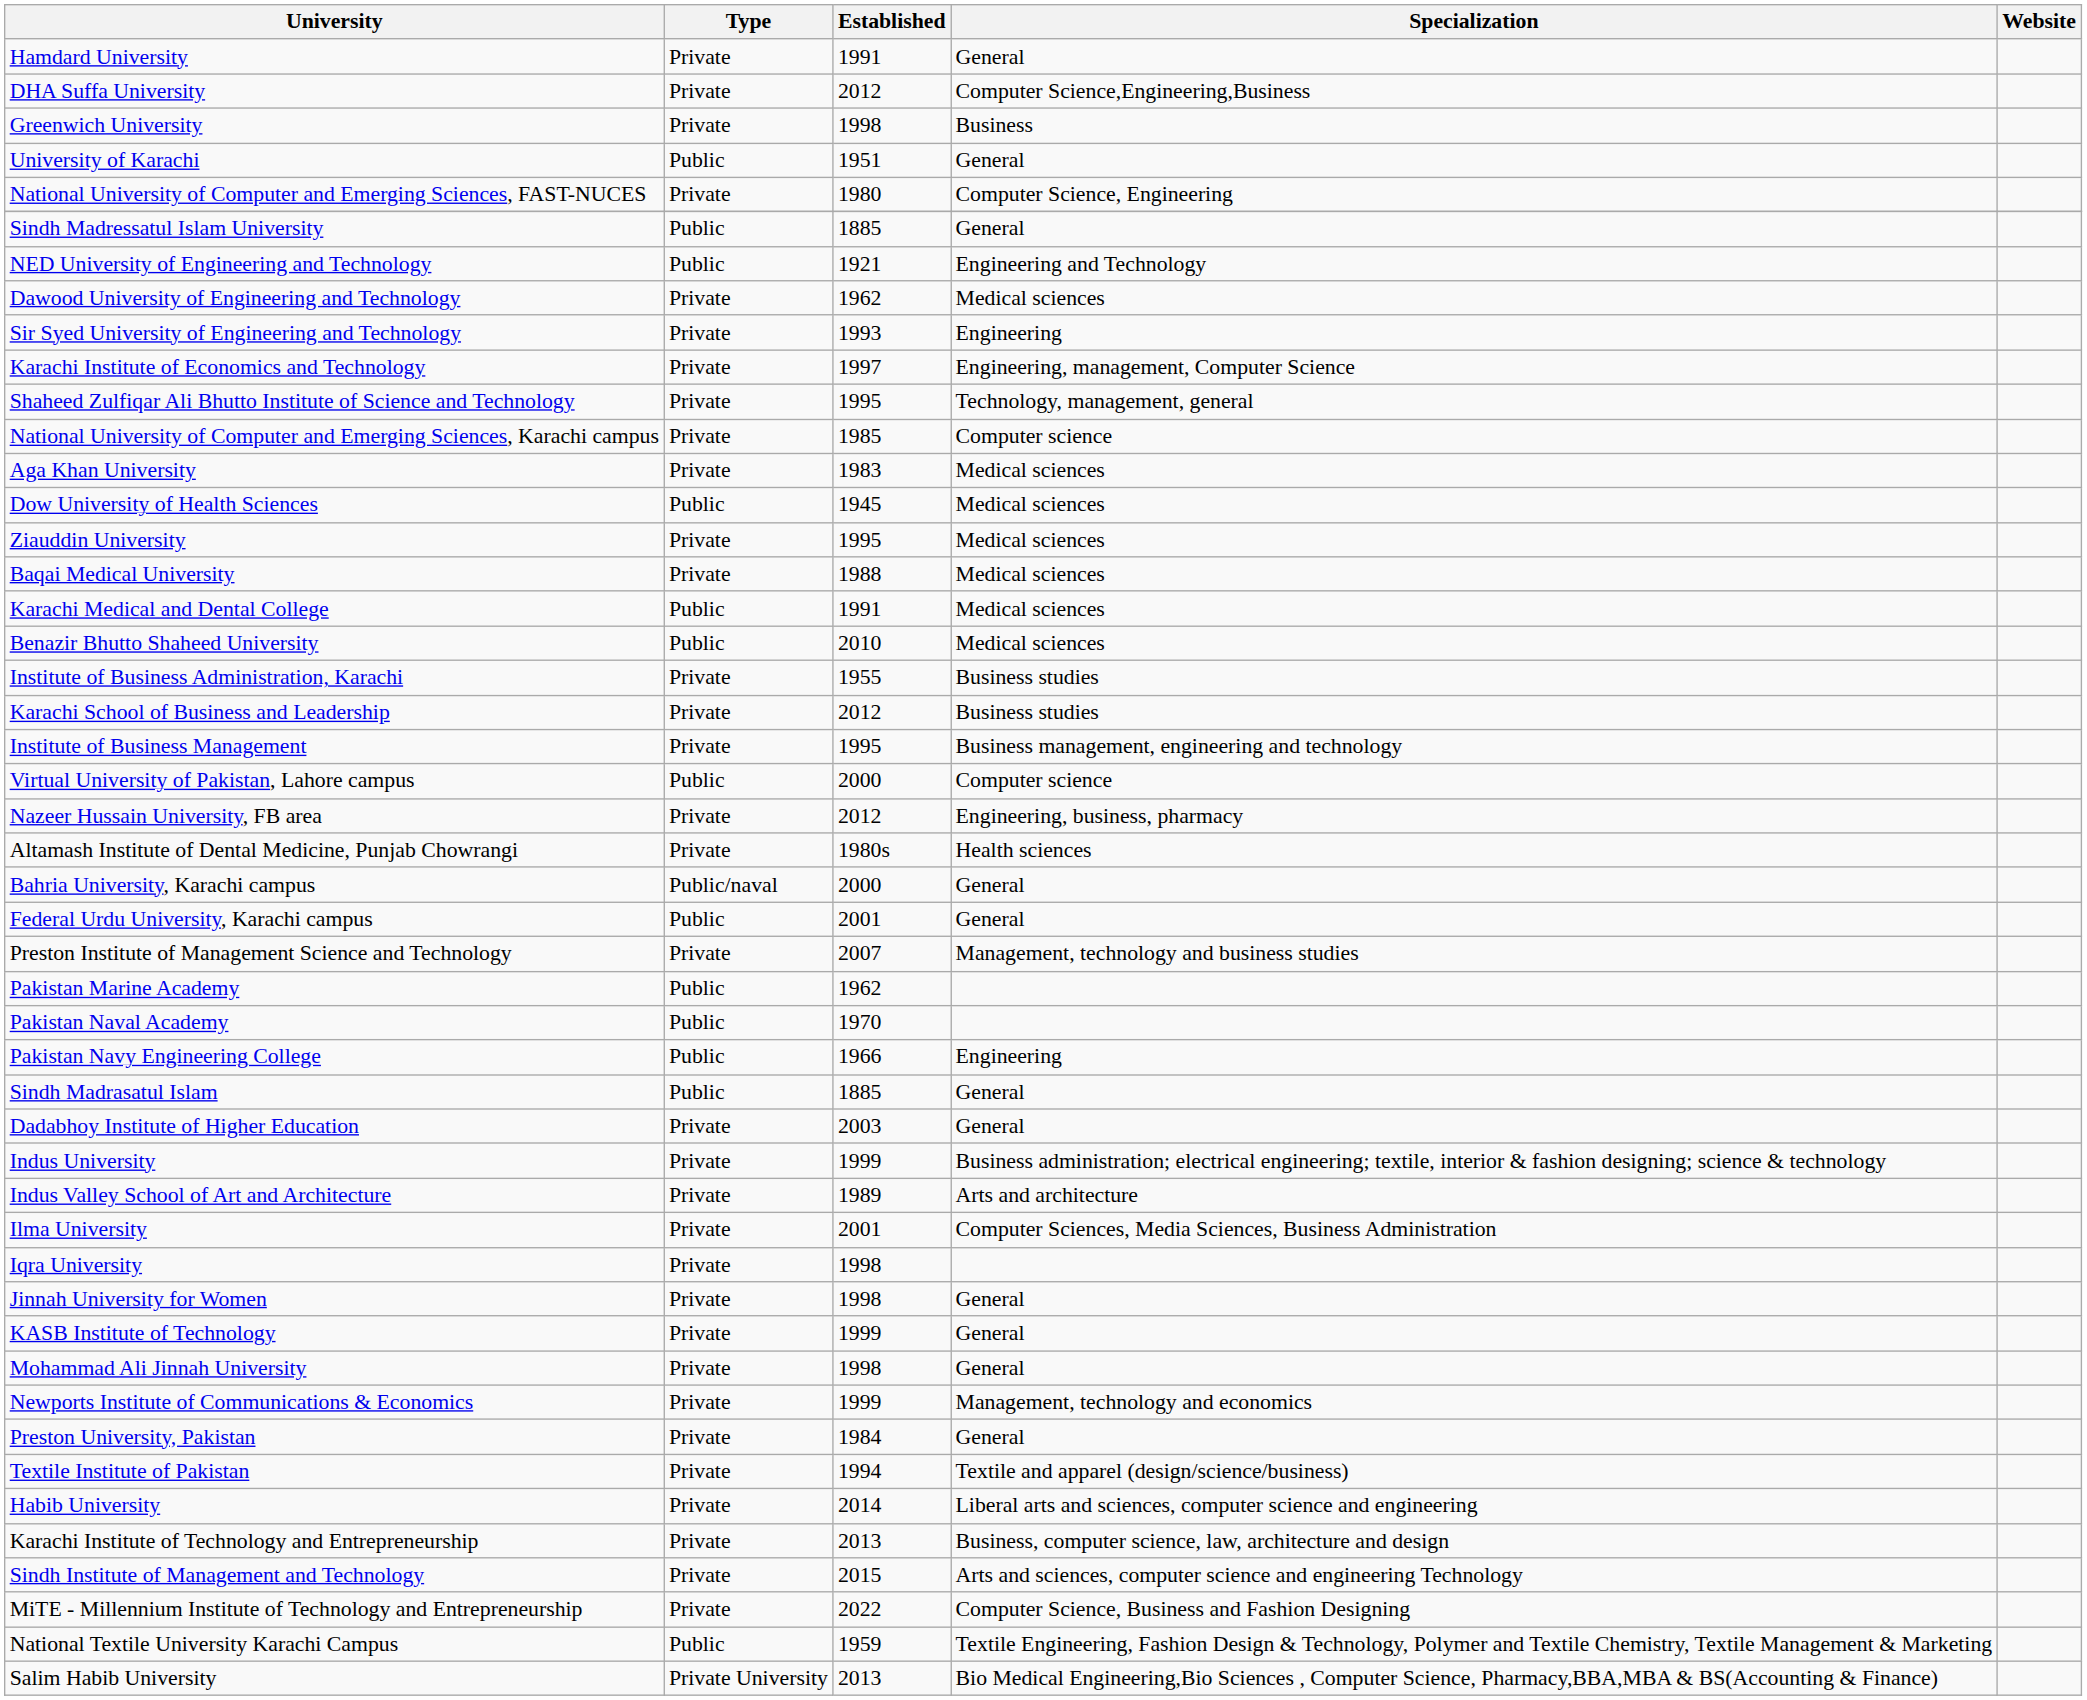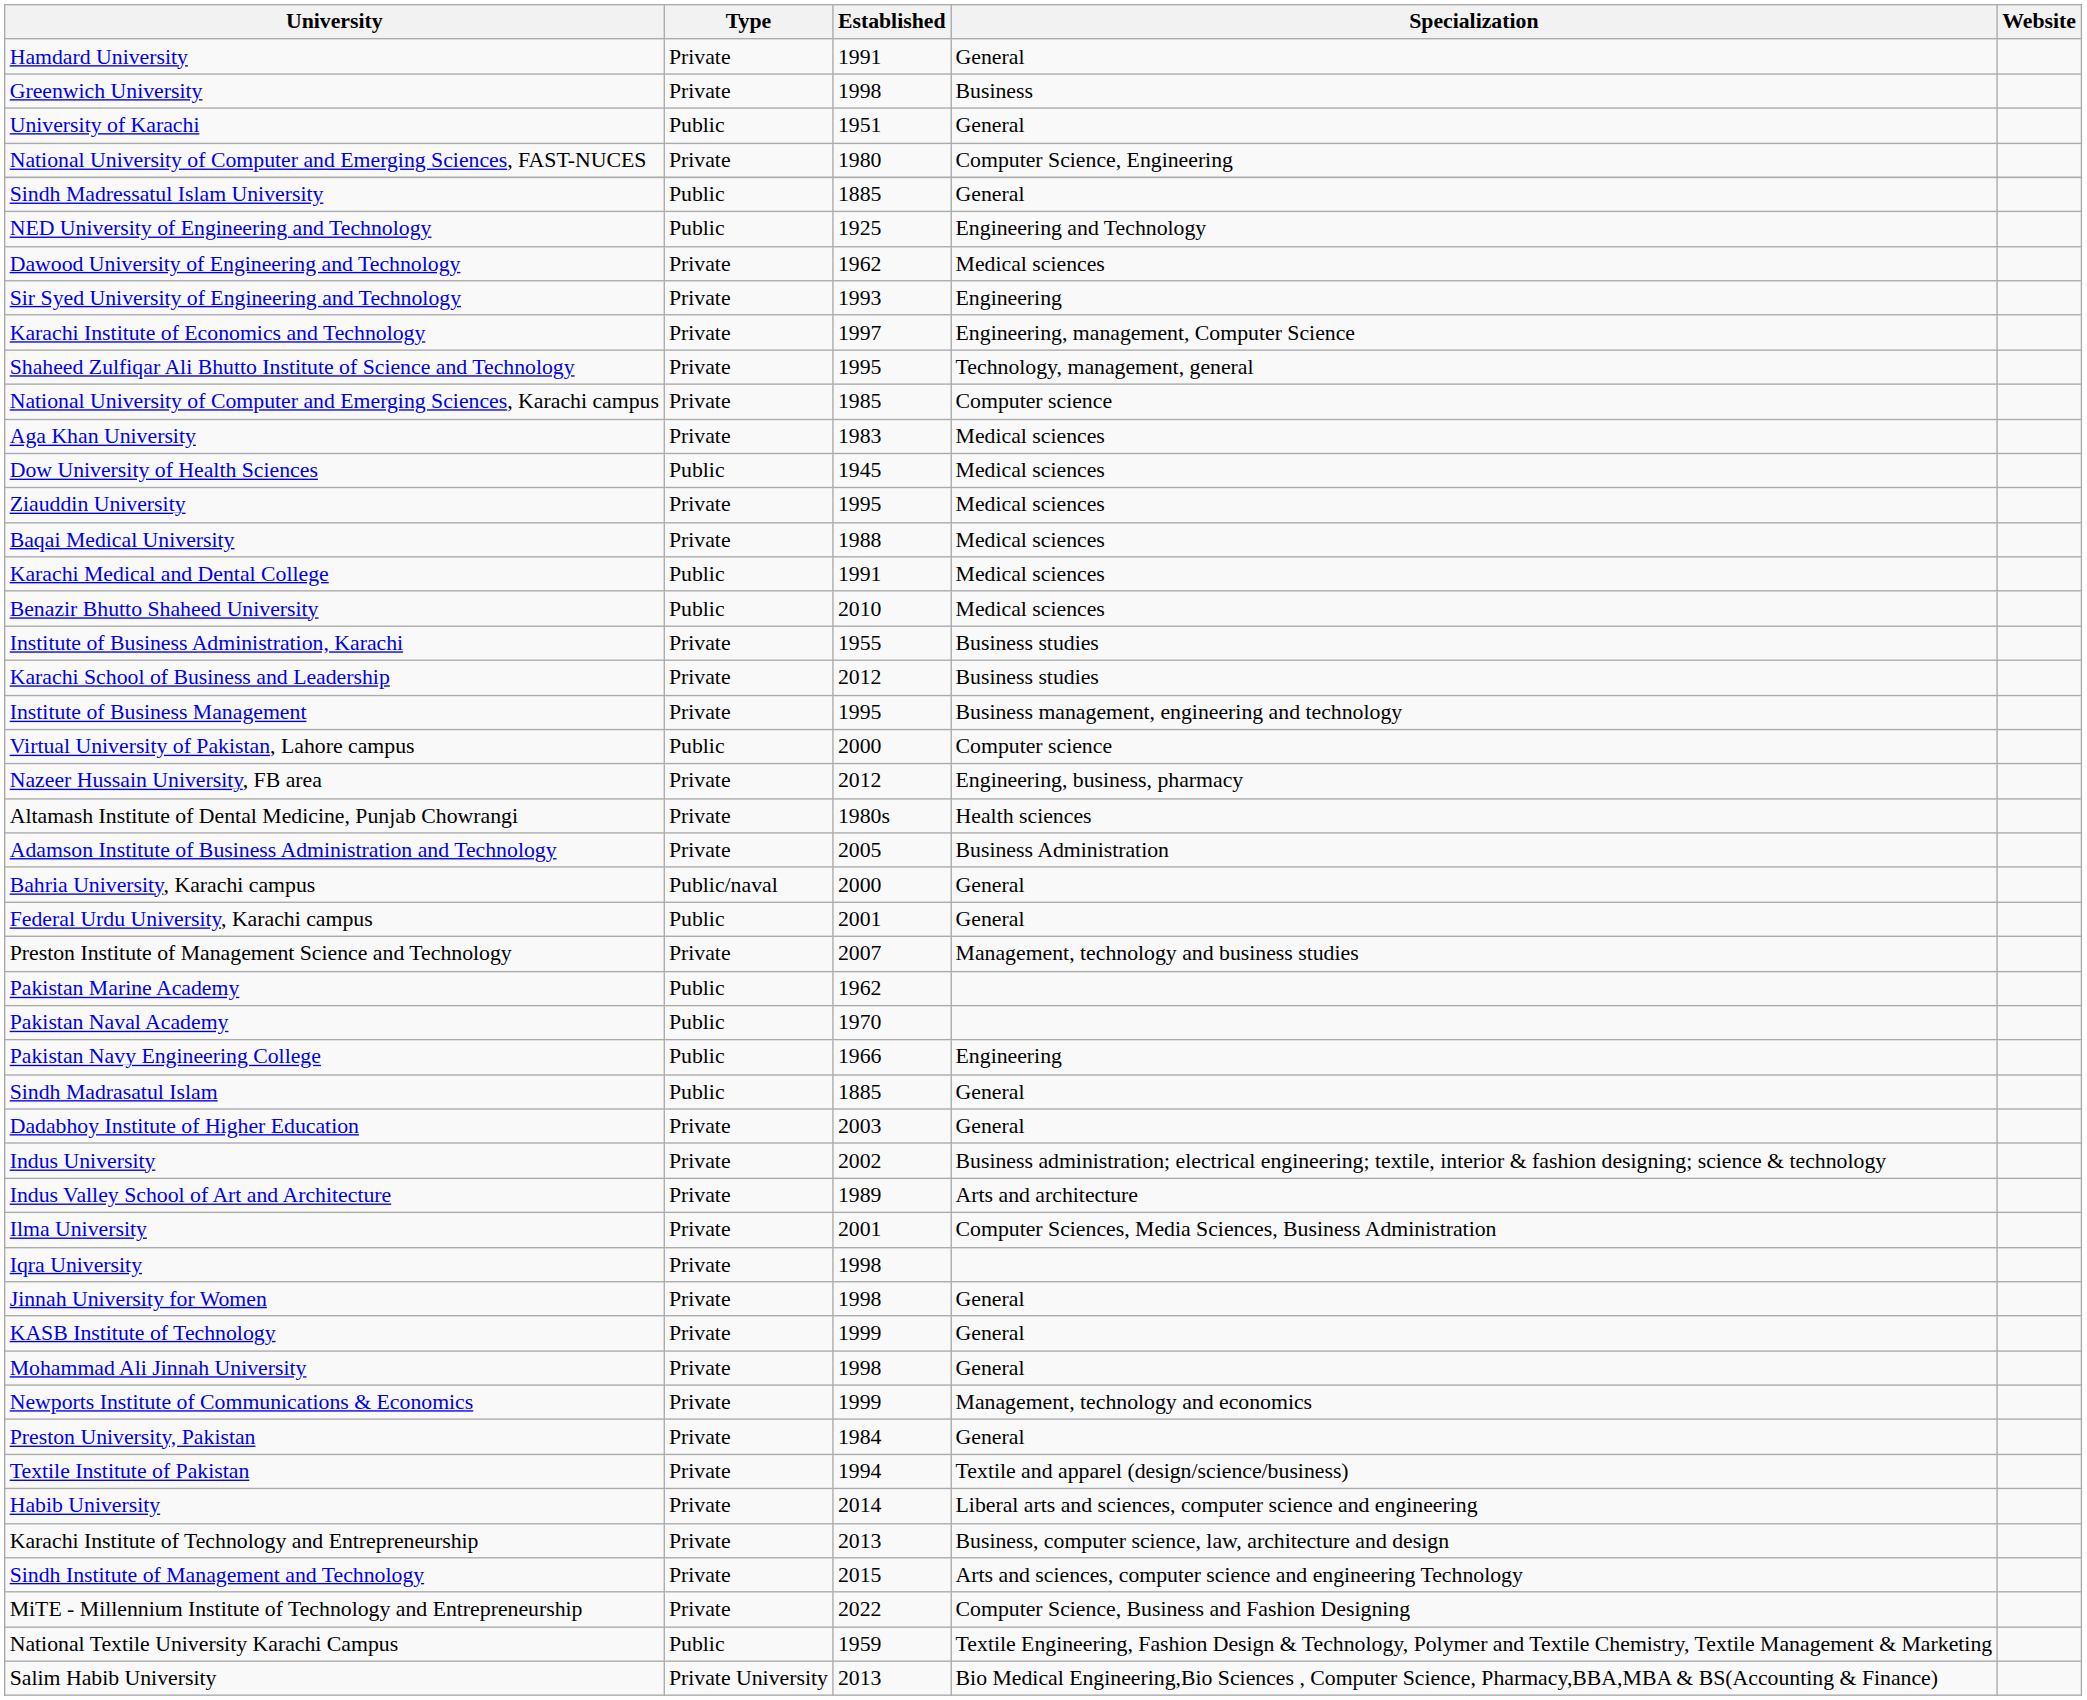- row: (107, 90)
(860, 263) 1921 -> (860, 228) 1925
+ row: (283, 849)
(860, 1160) 1999 -> (860, 1160) 2002
